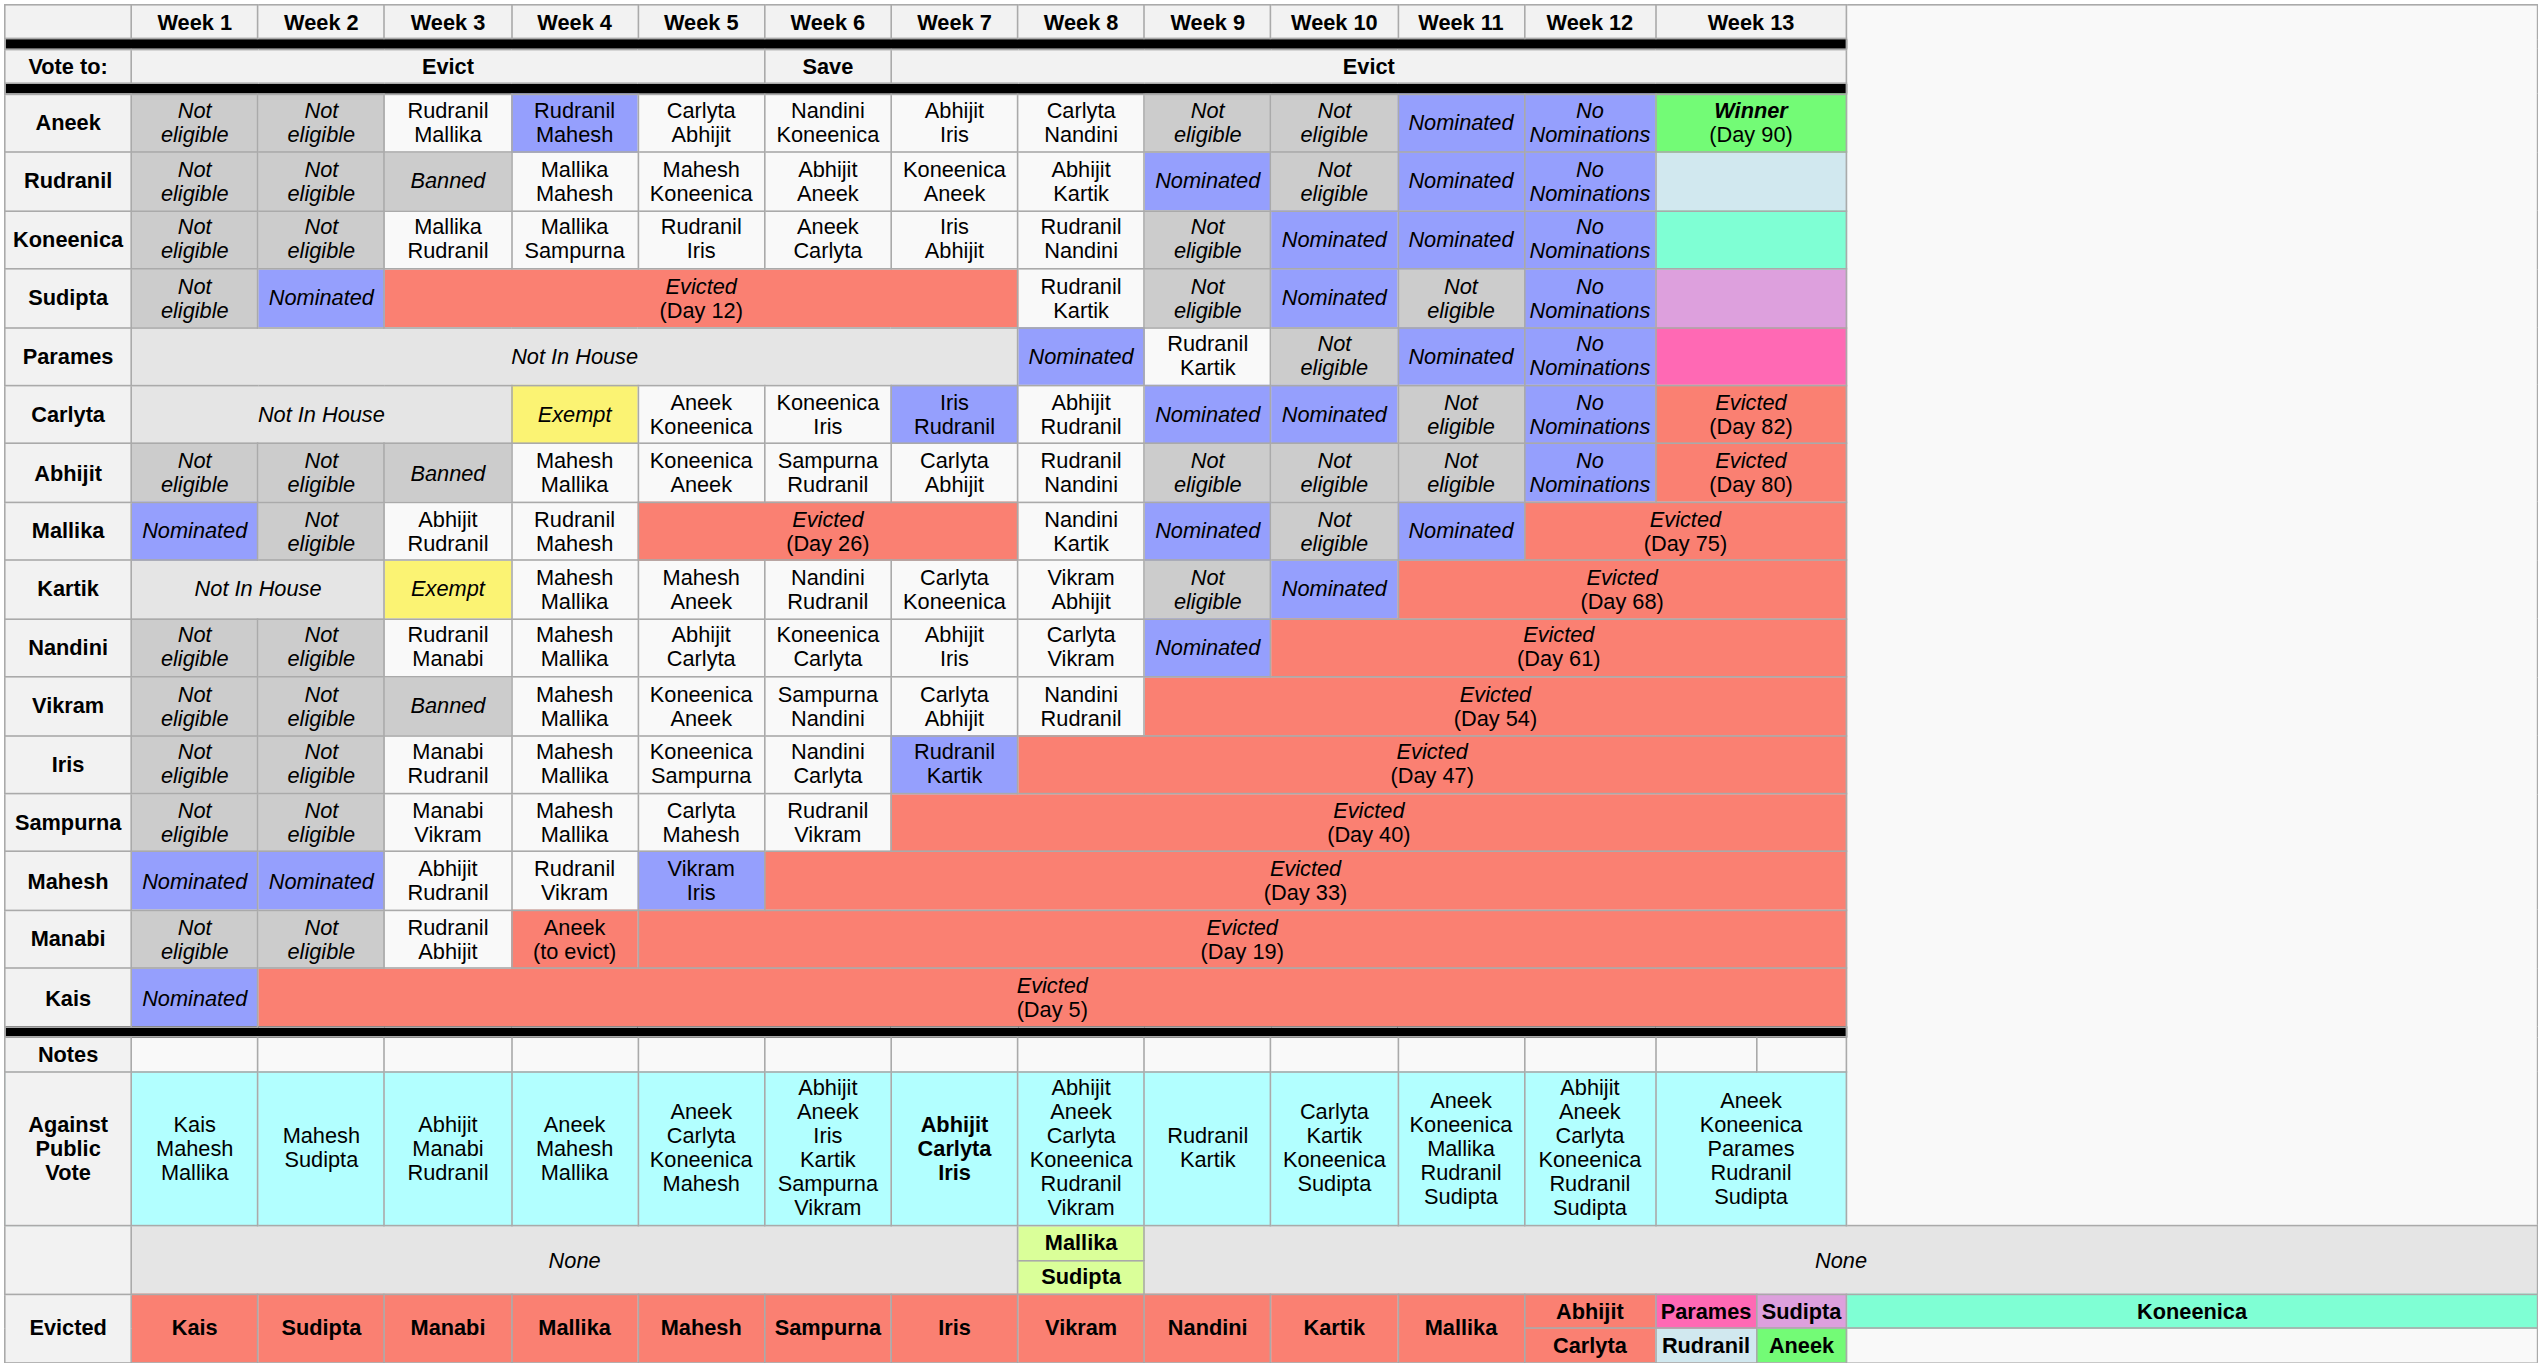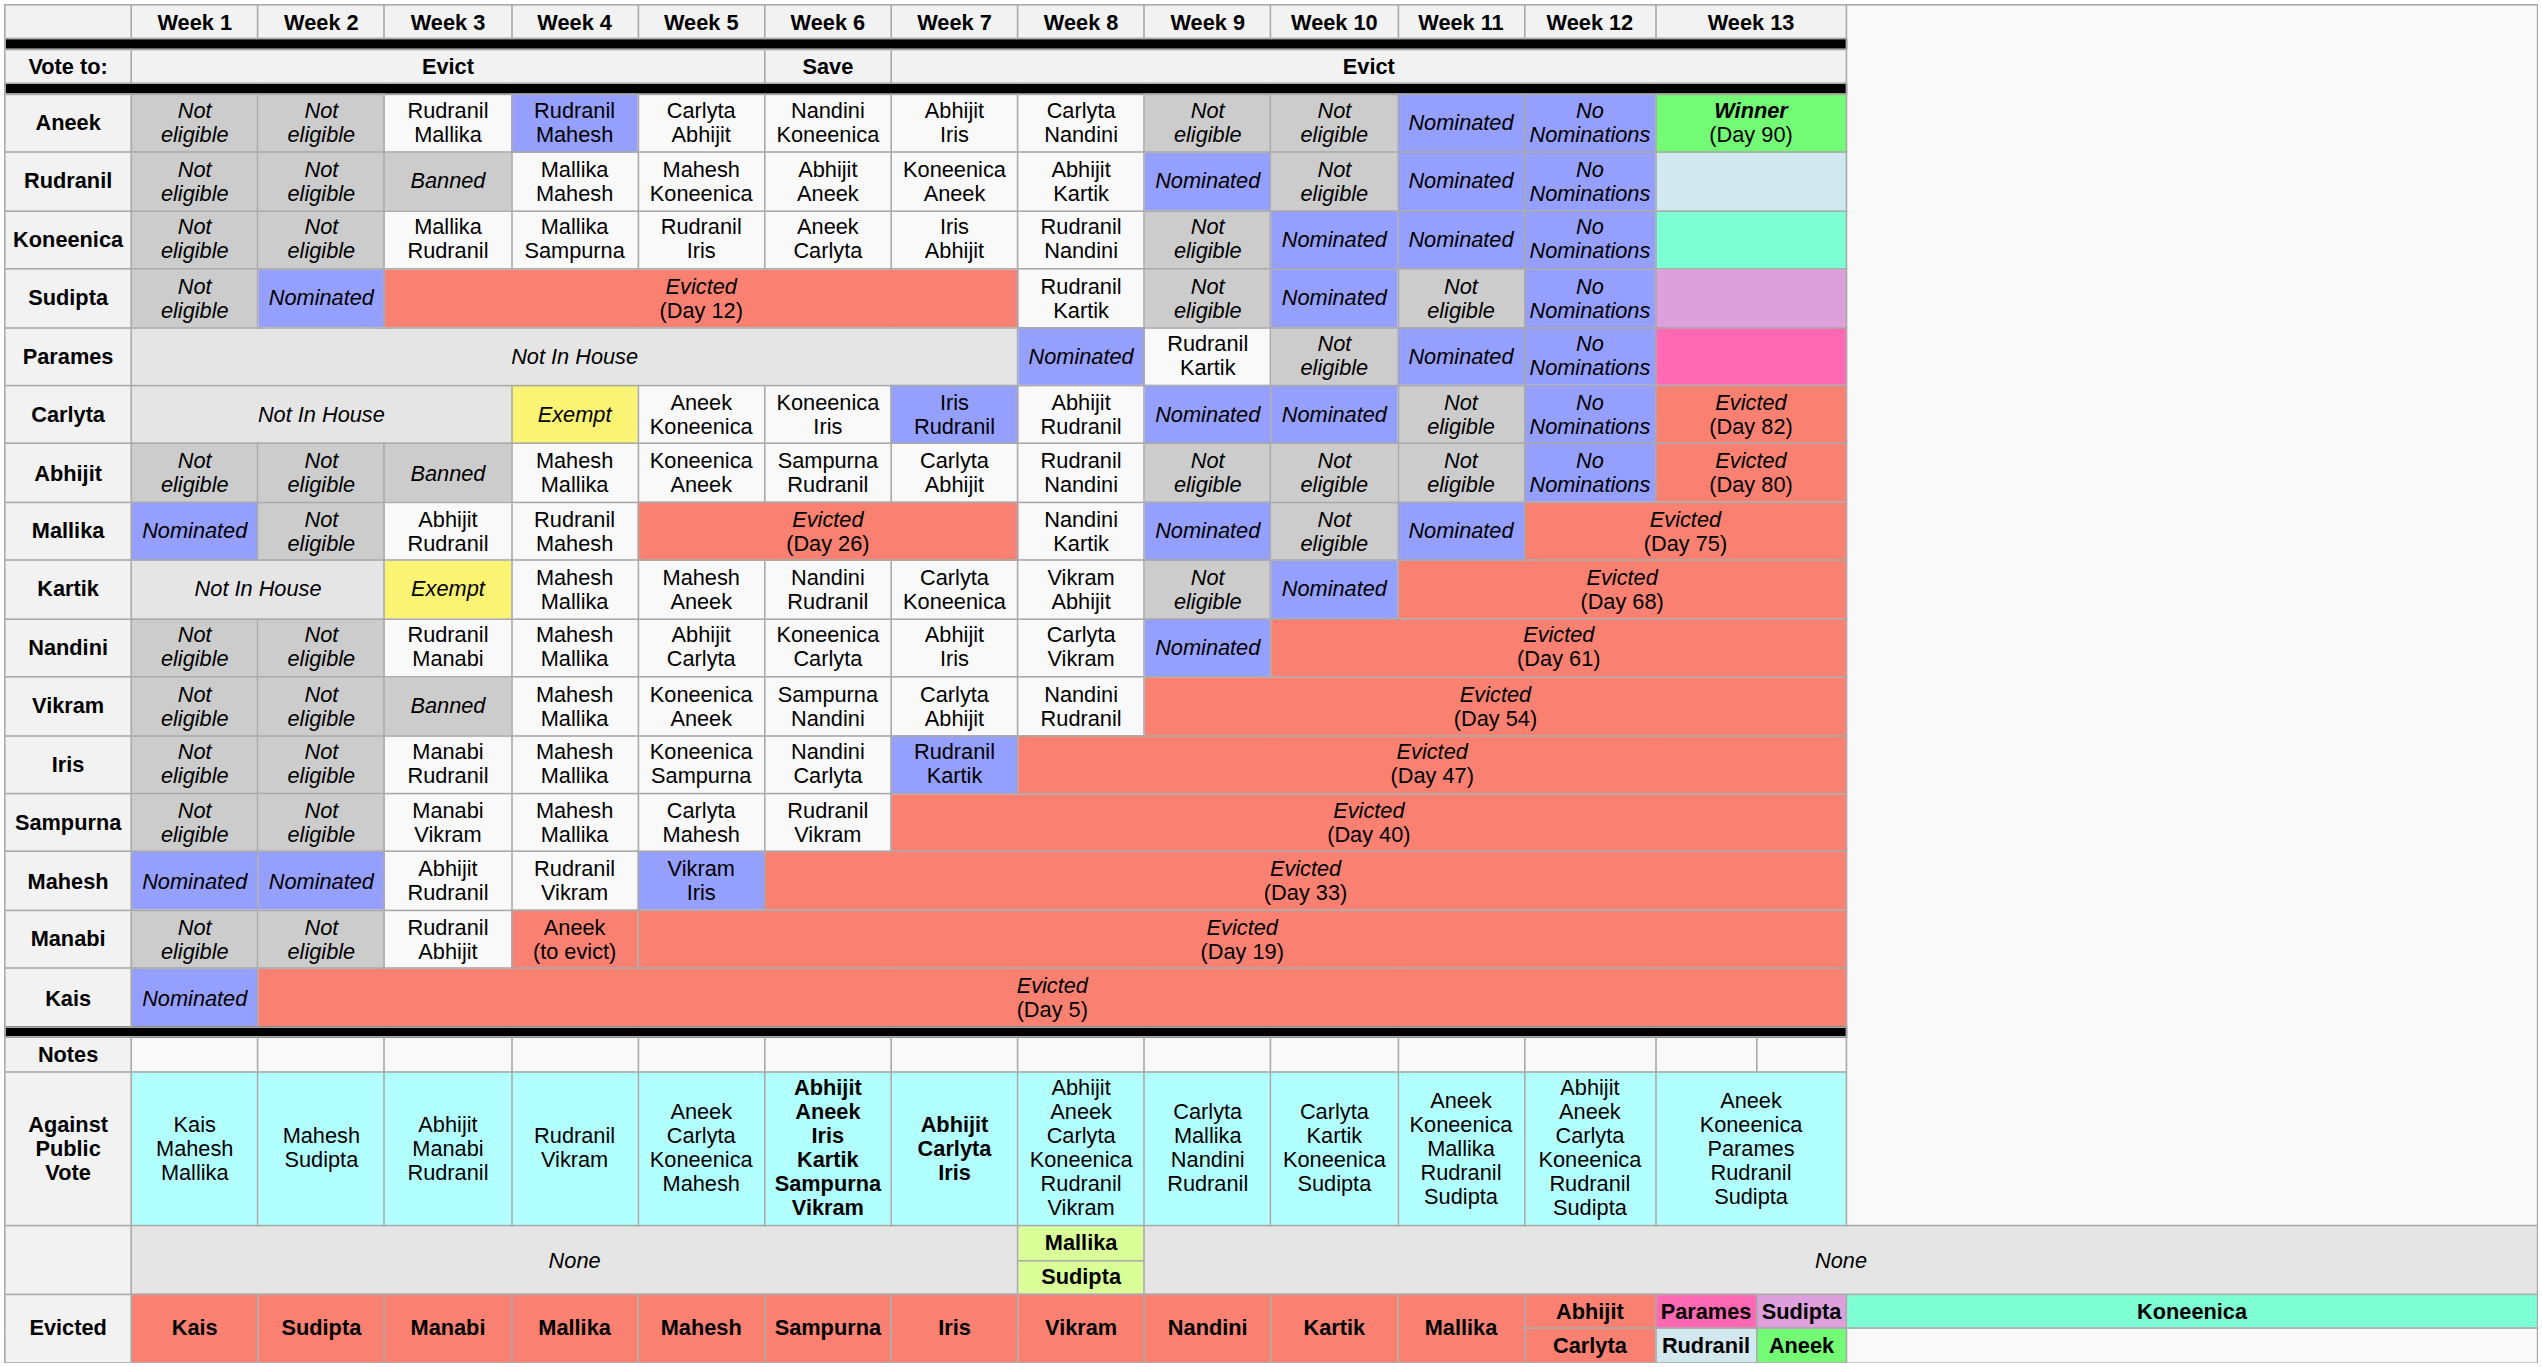(575, 1148) Aneek Mahesh Mallika -> (575, 1148) Rudranil Vikram
(828, 1148) normal -> (828, 1148) bold
(1208, 1148) Rudranil Kartik -> (1208, 1148) Carlyta Mallika Nandini Rudranil
